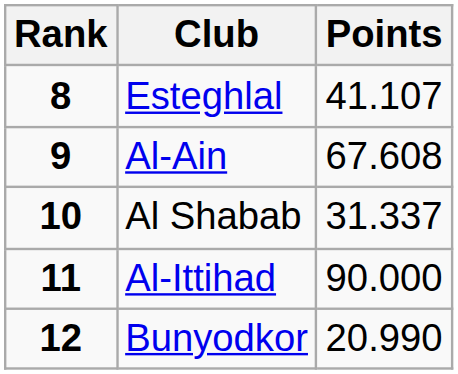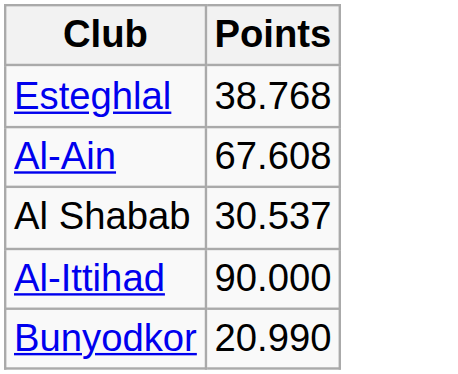- column: (61, 34)
(384, 95) 41.107 -> (273, 95) 38.768
(384, 216) 31.337 -> (273, 216) 30.537
